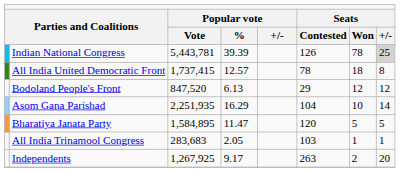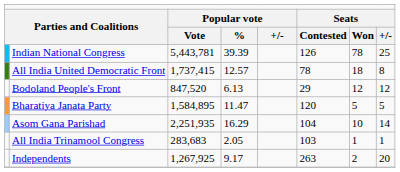(384, 53) lightgrey background -> (384, 53) no background
rows swapped: (59, 105) <-> (62, 123)
